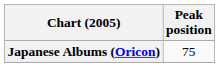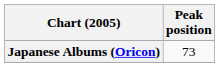(189, 51) 75 -> (189, 51) 73
